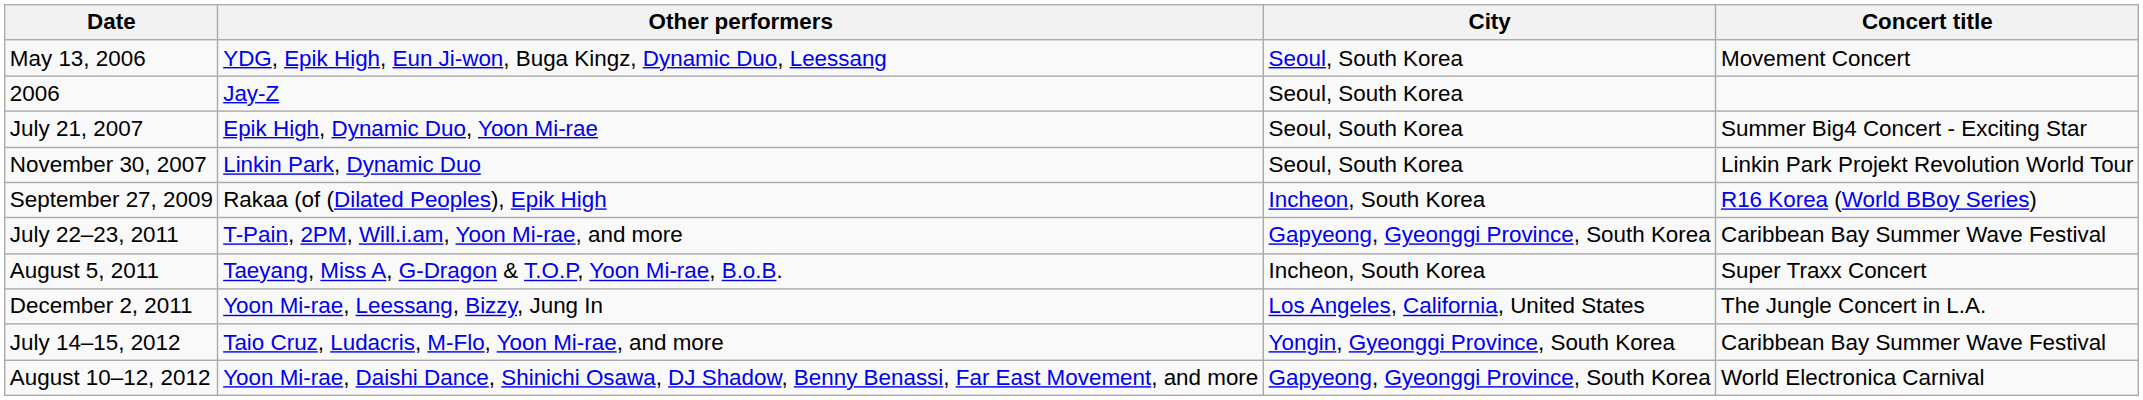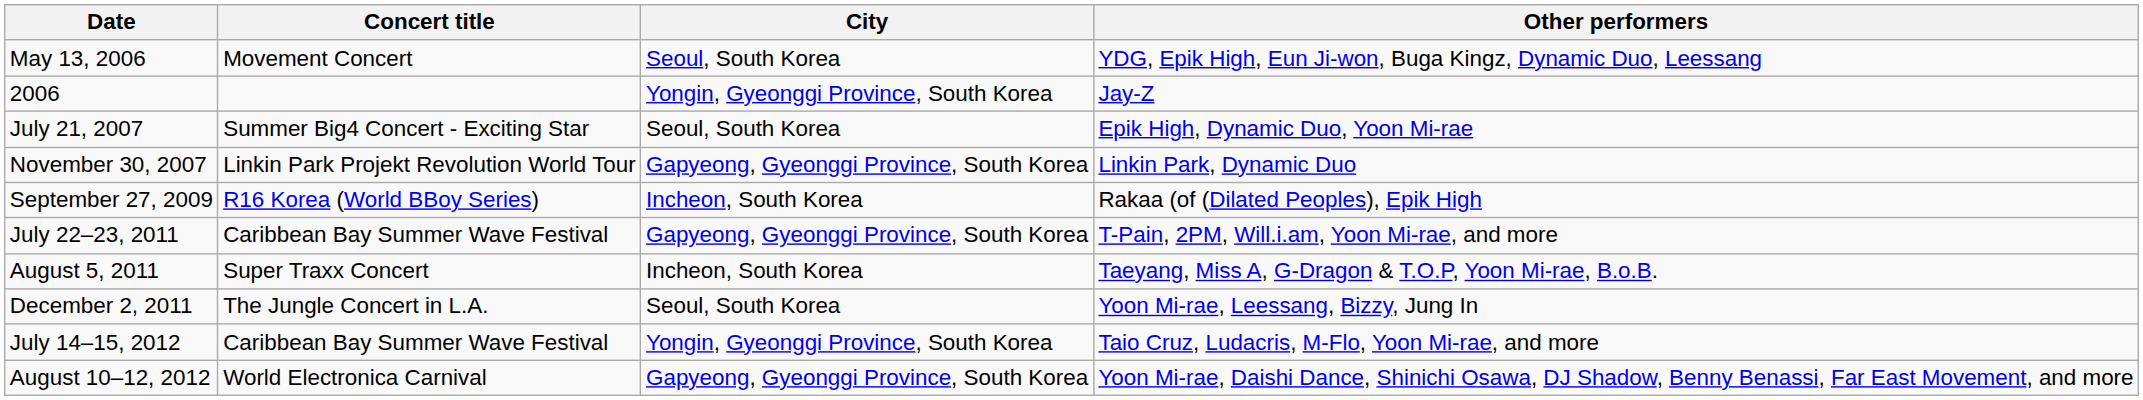columns swapped: (1927, 22) <-> (741, 22)
(1366, 93) Seoul, South Korea -> (849, 93) Yongin, Gyeonggi Province, South Korea
(1366, 164) Seoul, South Korea -> (867, 164) Gapyeong, Gyeonggi Province, South Korea
(1457, 306) Los Angeles, California, United States -> (743, 306) Seoul, South Korea
